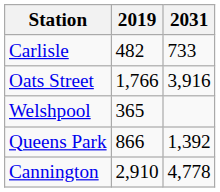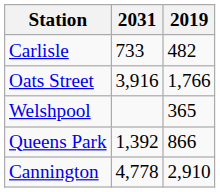columns swapped: (137, 19) <-> (189, 19)
